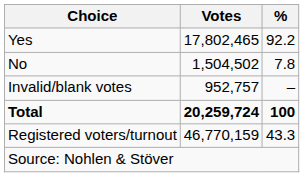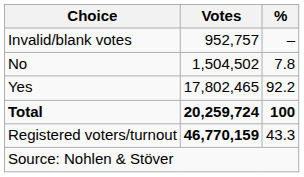rows swapped: (20, 40) <-> (70, 87)
(221, 135) normal -> (221, 135) bold
